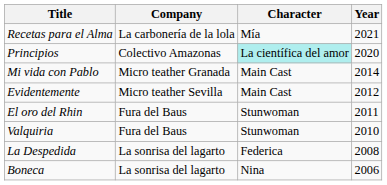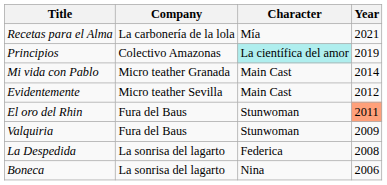(367, 53) 2020 -> (367, 53) 2019
(367, 111) no background -> (367, 111) lightsalmon background
(367, 131) 2010 -> (367, 131) 2009
